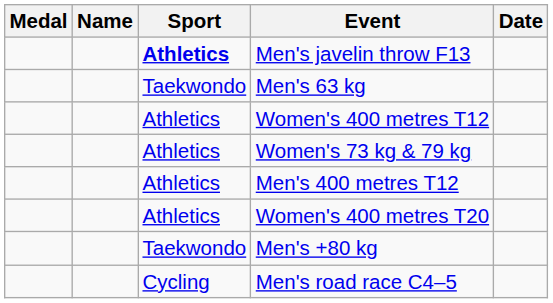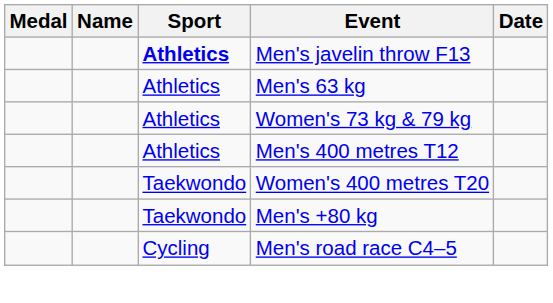(194, 86) Taekwondo -> (181, 86) Athletics
- row: (372, 119)
(181, 216) Athletics -> (194, 184) Taekwondo
